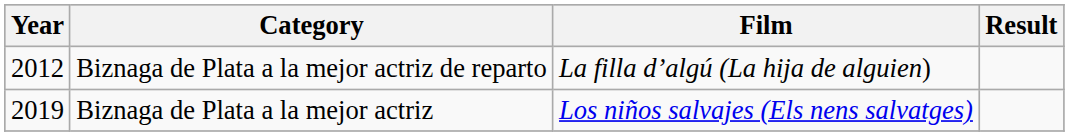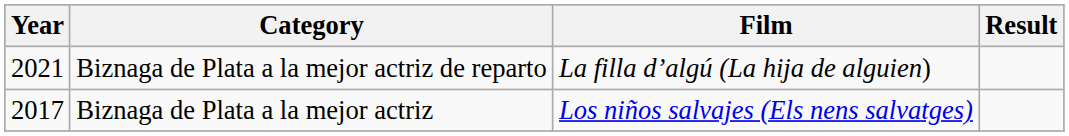(38, 67) 2012 -> (38, 67) 2021
(38, 109) 2019 -> (38, 109) 2017
